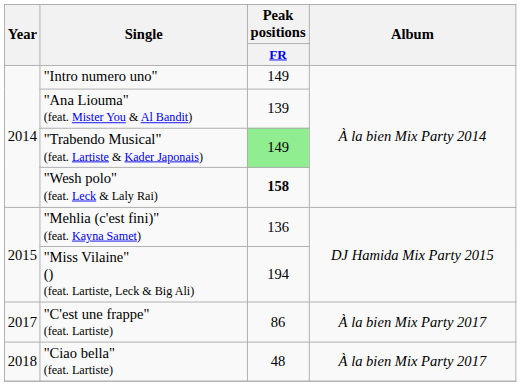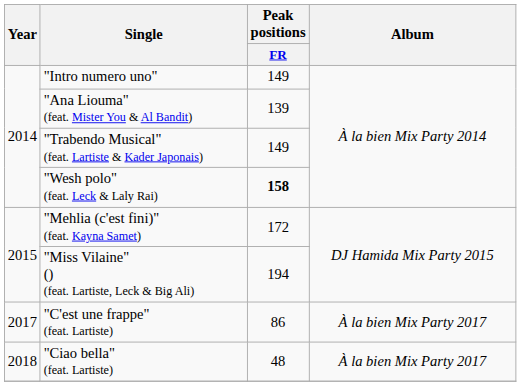(278, 147) lightgreen background -> (278, 147) no background
(278, 226) 136 -> (278, 226) 172
